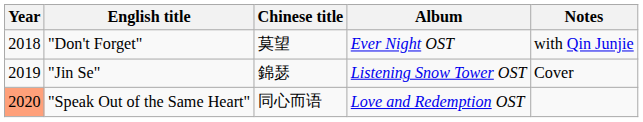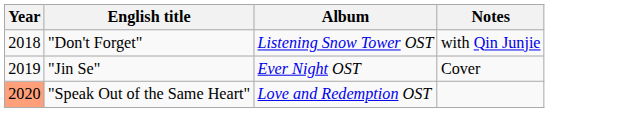- column: (300, 17)
(402, 44) Ever Night OST -> (346, 42) Listening Snow Tower OST
(439, 73) Listening Snow Tower OST -> (309, 68) Ever Night OST
